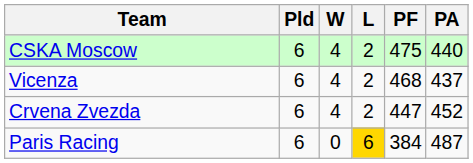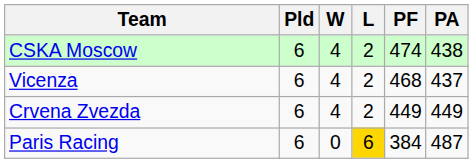(406, 50) 475 -> (406, 50) 474
(447, 50) 440 -> (447, 50) 438
(406, 111) 447 -> (406, 111) 449
(447, 111) 452 -> (447, 111) 449
